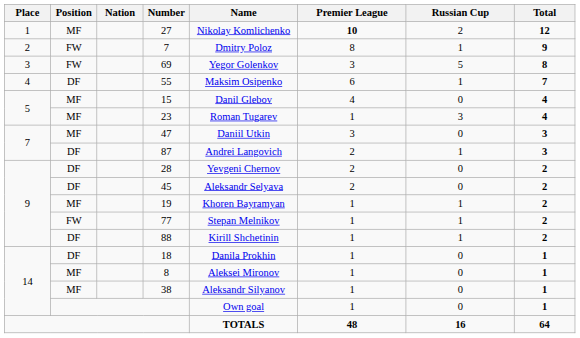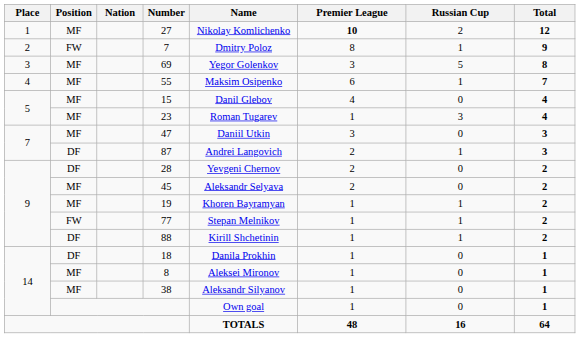(74, 65) FW -> (74, 65) MF
(74, 82) DF -> (74, 82) MF
(74, 186) DF -> (74, 186) MF
